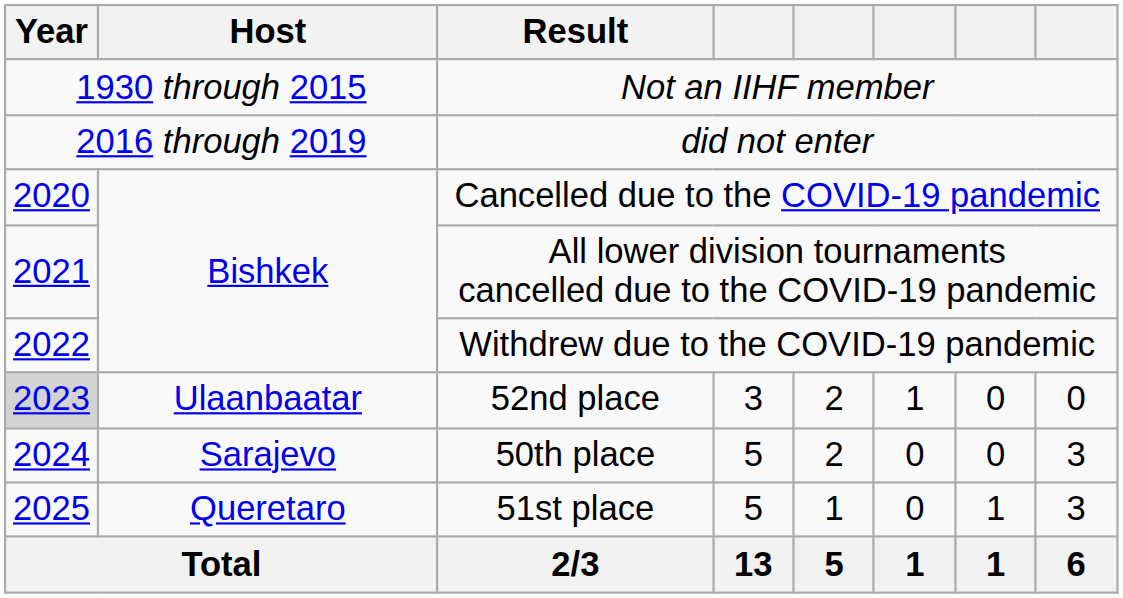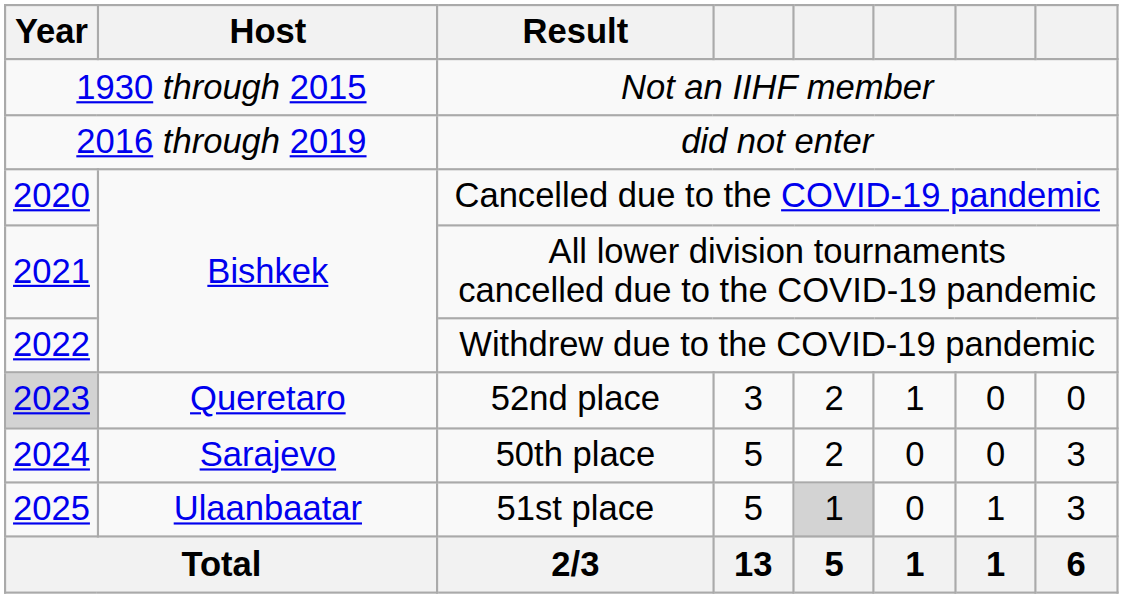(268, 399) Ulaanbaatar -> (268, 399) Queretaro
(268, 509) Queretaro -> (268, 509) Ulaanbaatar
(834, 509) no background -> (834, 509) lightgrey background
